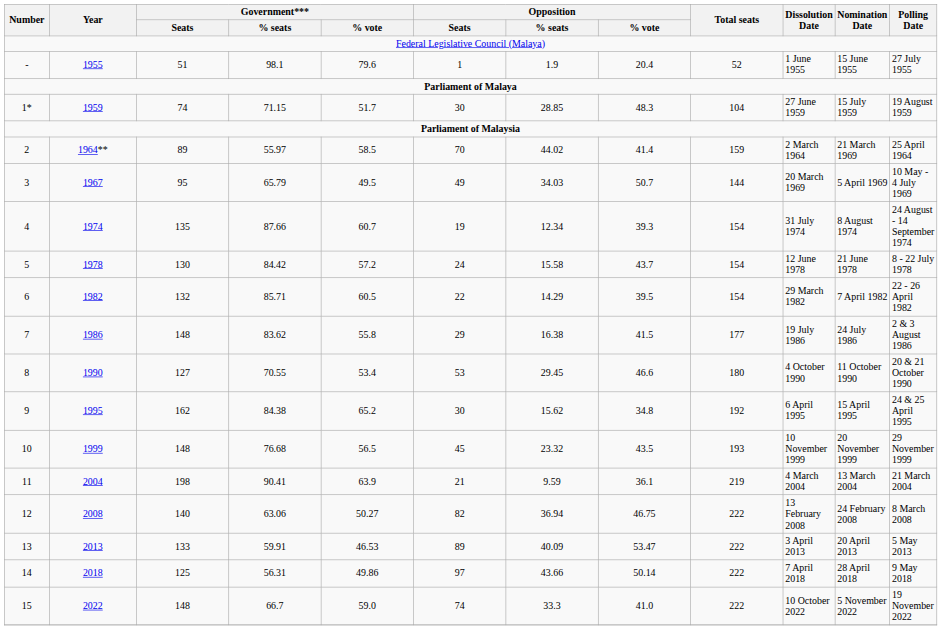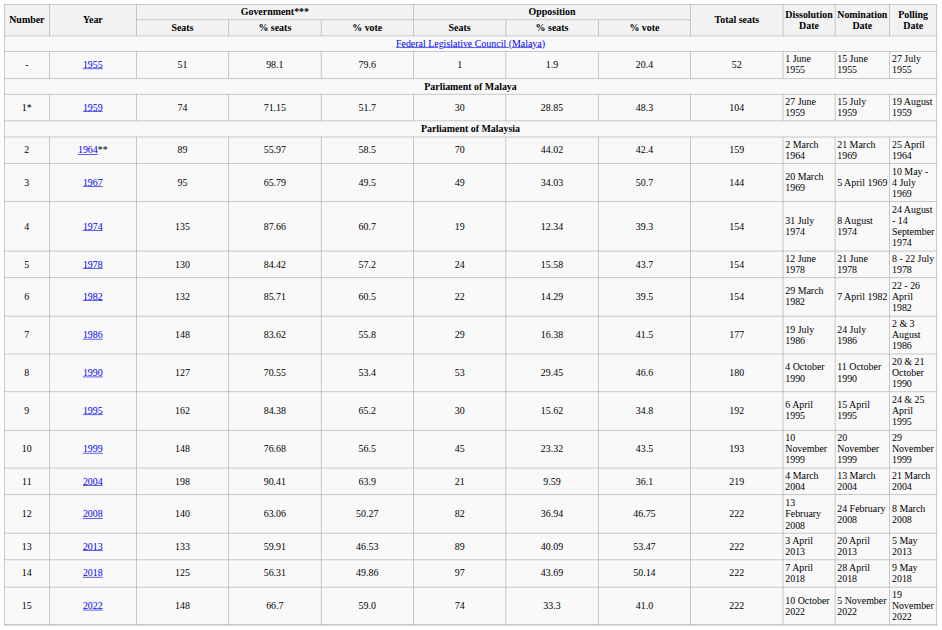(644, 150) 41.4 -> (644, 150) 42.4
(552, 573) 43.66 -> (552, 573) 43.69
